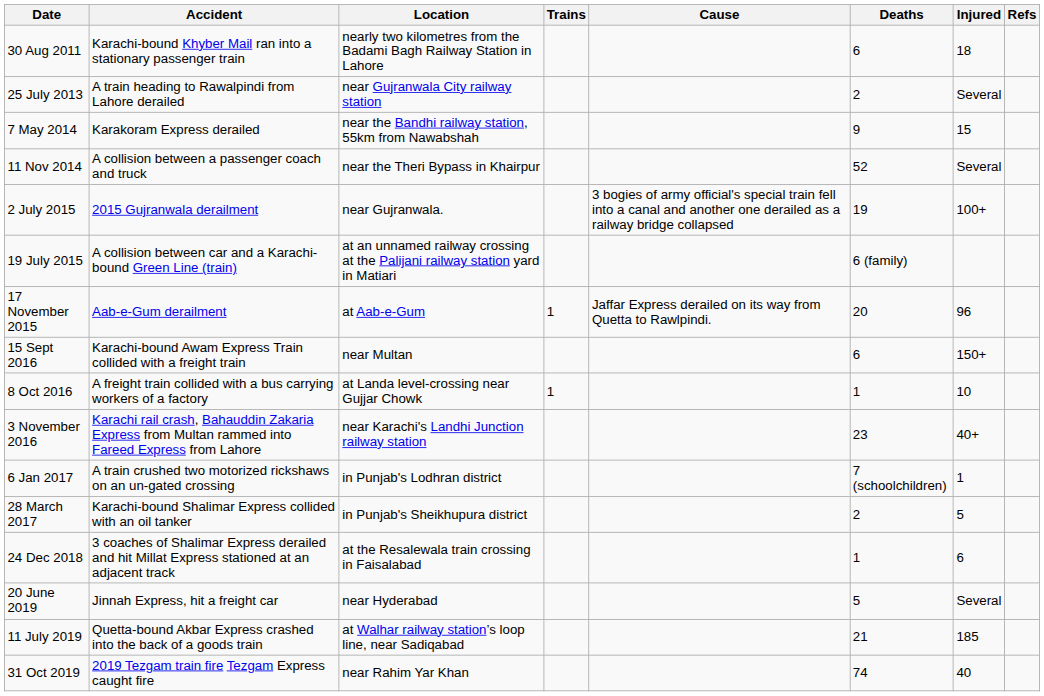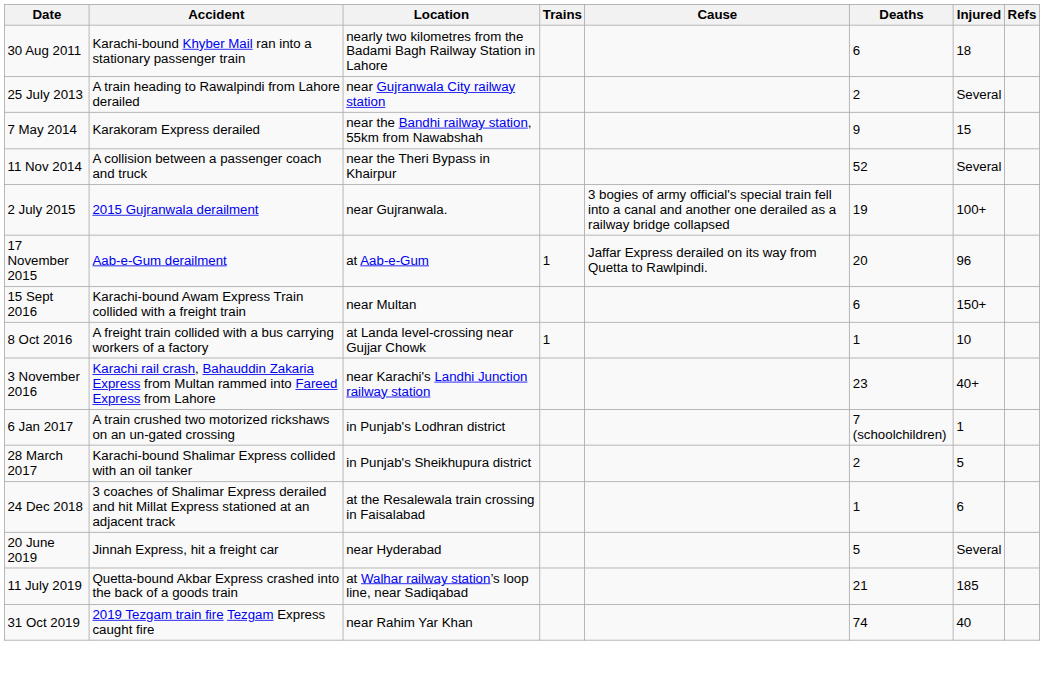- row: (45, 260)
